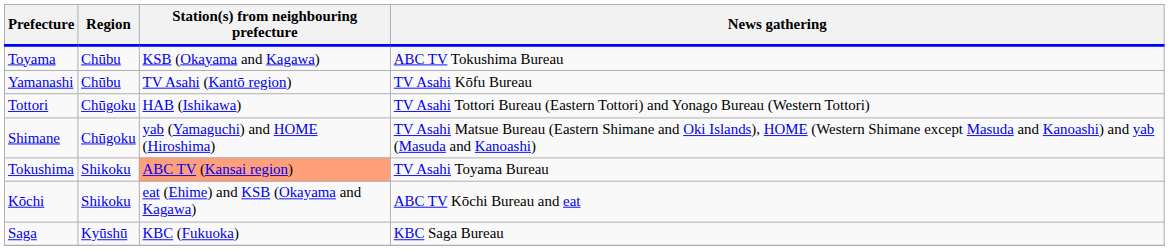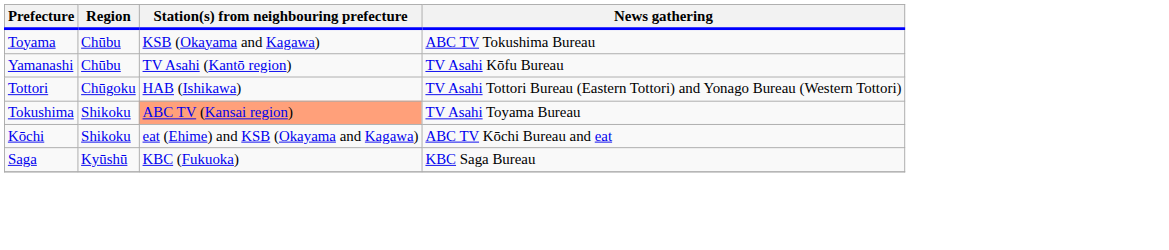- row: (34, 137)
